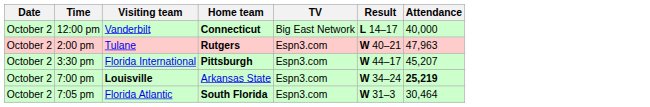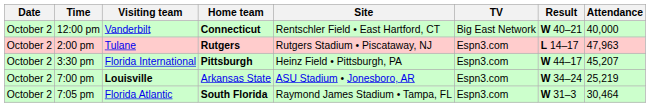+ column: (364, 13)
(379, 29) L 14–17 -> (561, 29) W 40–21
(380, 45) W 40–21 -> (560, 45) L 14–17
(422, 78) bold -> (603, 78) normal
